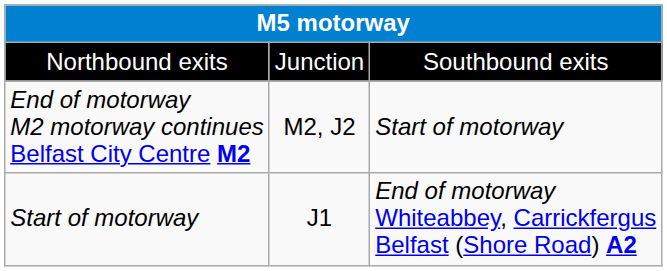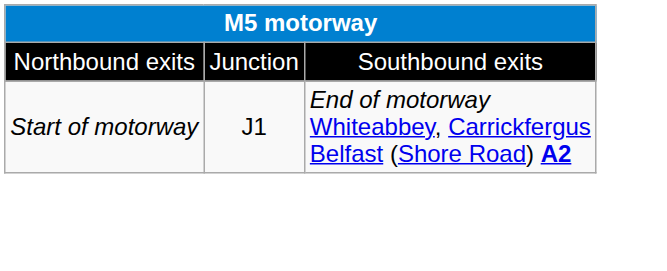- row: (137, 126)
